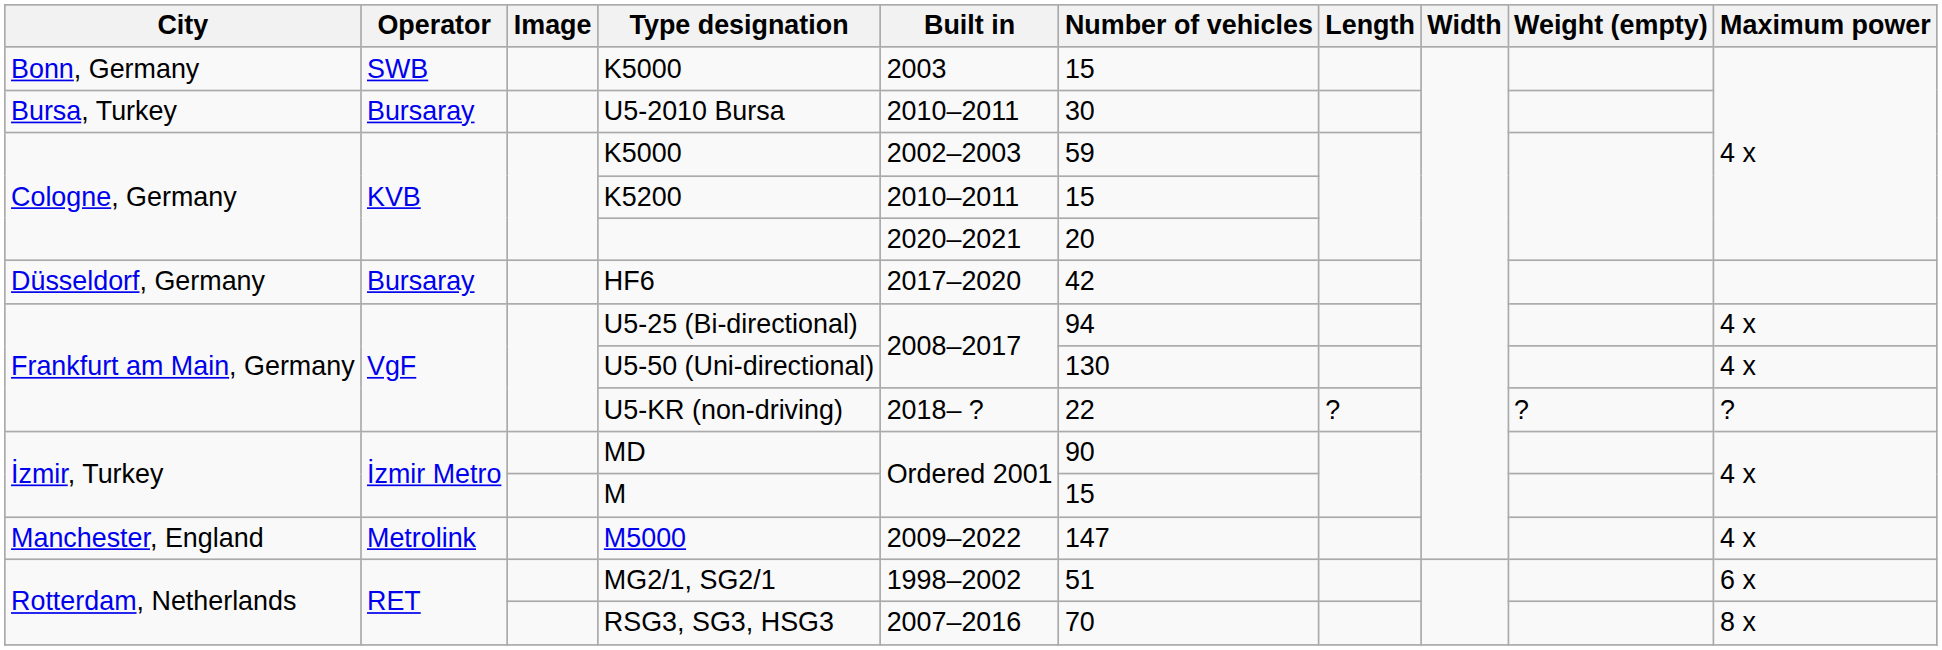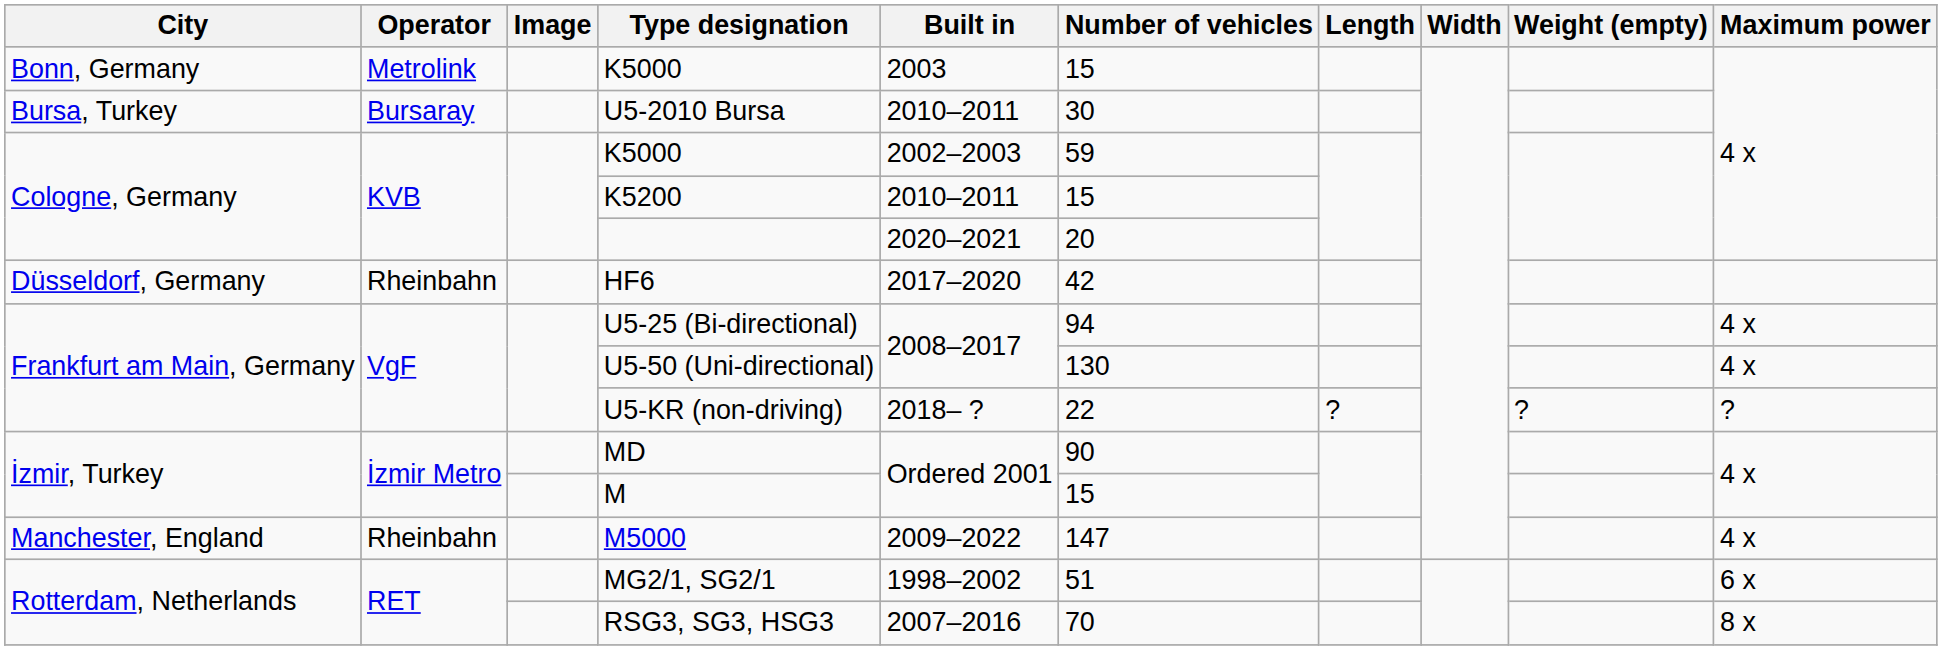(398, 68) SWB -> (422, 68) Metrolink
(421, 281) Bursaray -> (432, 281) Rheinbahn
(422, 537) Metrolink -> (432, 537) Rheinbahn
